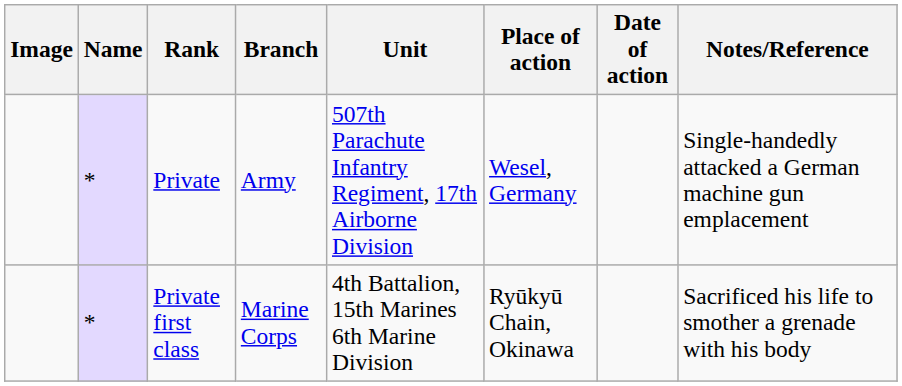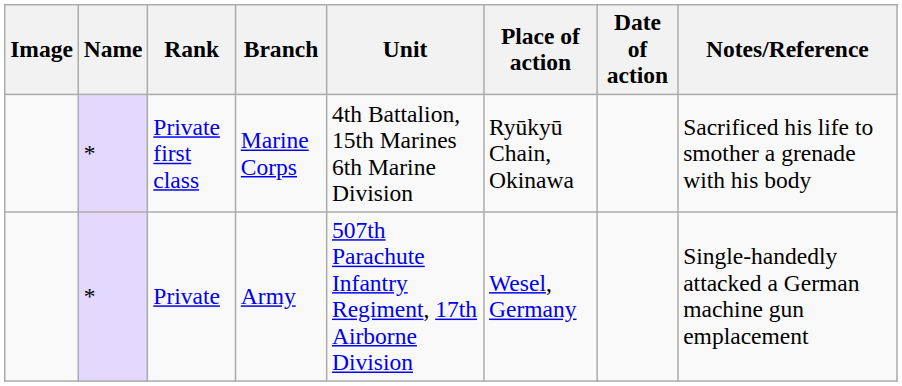rows swapped: (187, 322) <-> (187, 179)
